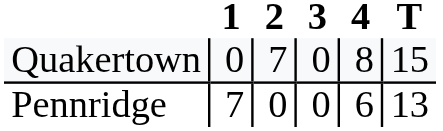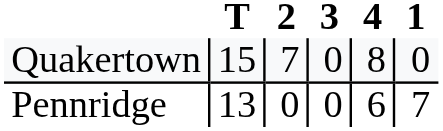columns swapped: (231, 15) <-> (409, 15)
